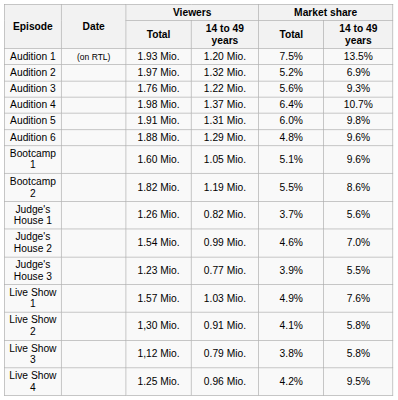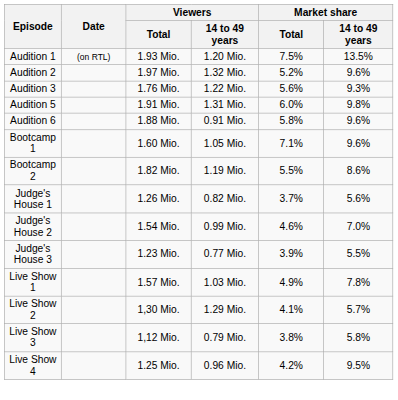(358, 72) 6.9% -> (358, 72) 9.6%
- row: (33, 105)
(225, 137) 1.29 Mio. -> (225, 121) 0.91 Mio.
(291, 137) 4.8% -> (291, 121) 5.8%
(291, 159) 5.1% -> (291, 143) 7.1%
(358, 298) 7.6% -> (358, 282) 7.8%
(225, 326) 0.91 Mio. -> (225, 310) 1.29 Mio.
(358, 326) 5.8% -> (358, 310) 5.7%
